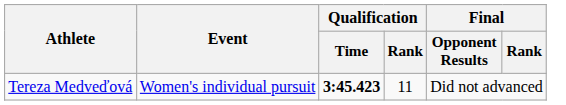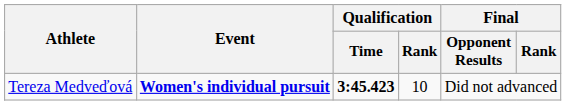(228, 87) normal -> (235, 87) bold
(405, 87) 11 -> (420, 87) 10
